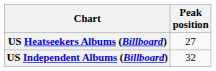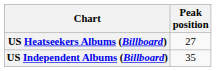(191, 58) 32 -> (191, 58) 35
